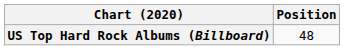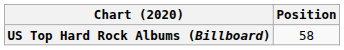(306, 35) 48 -> (306, 35) 58
